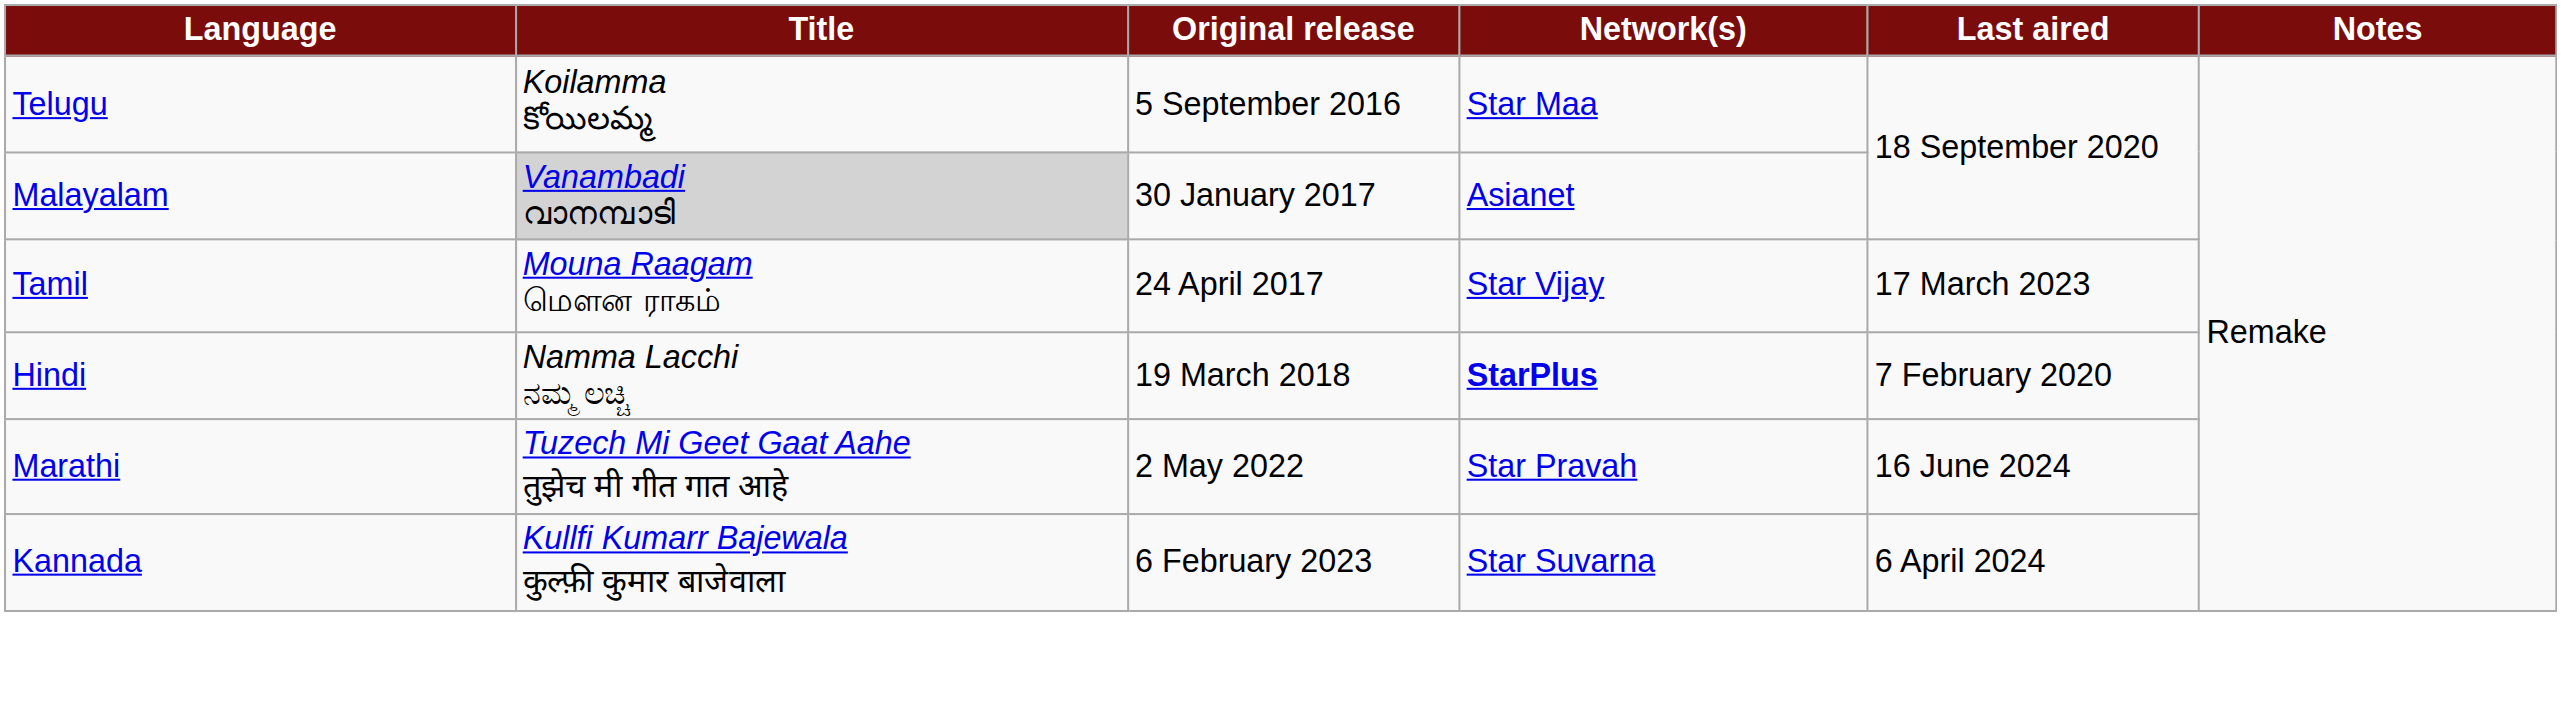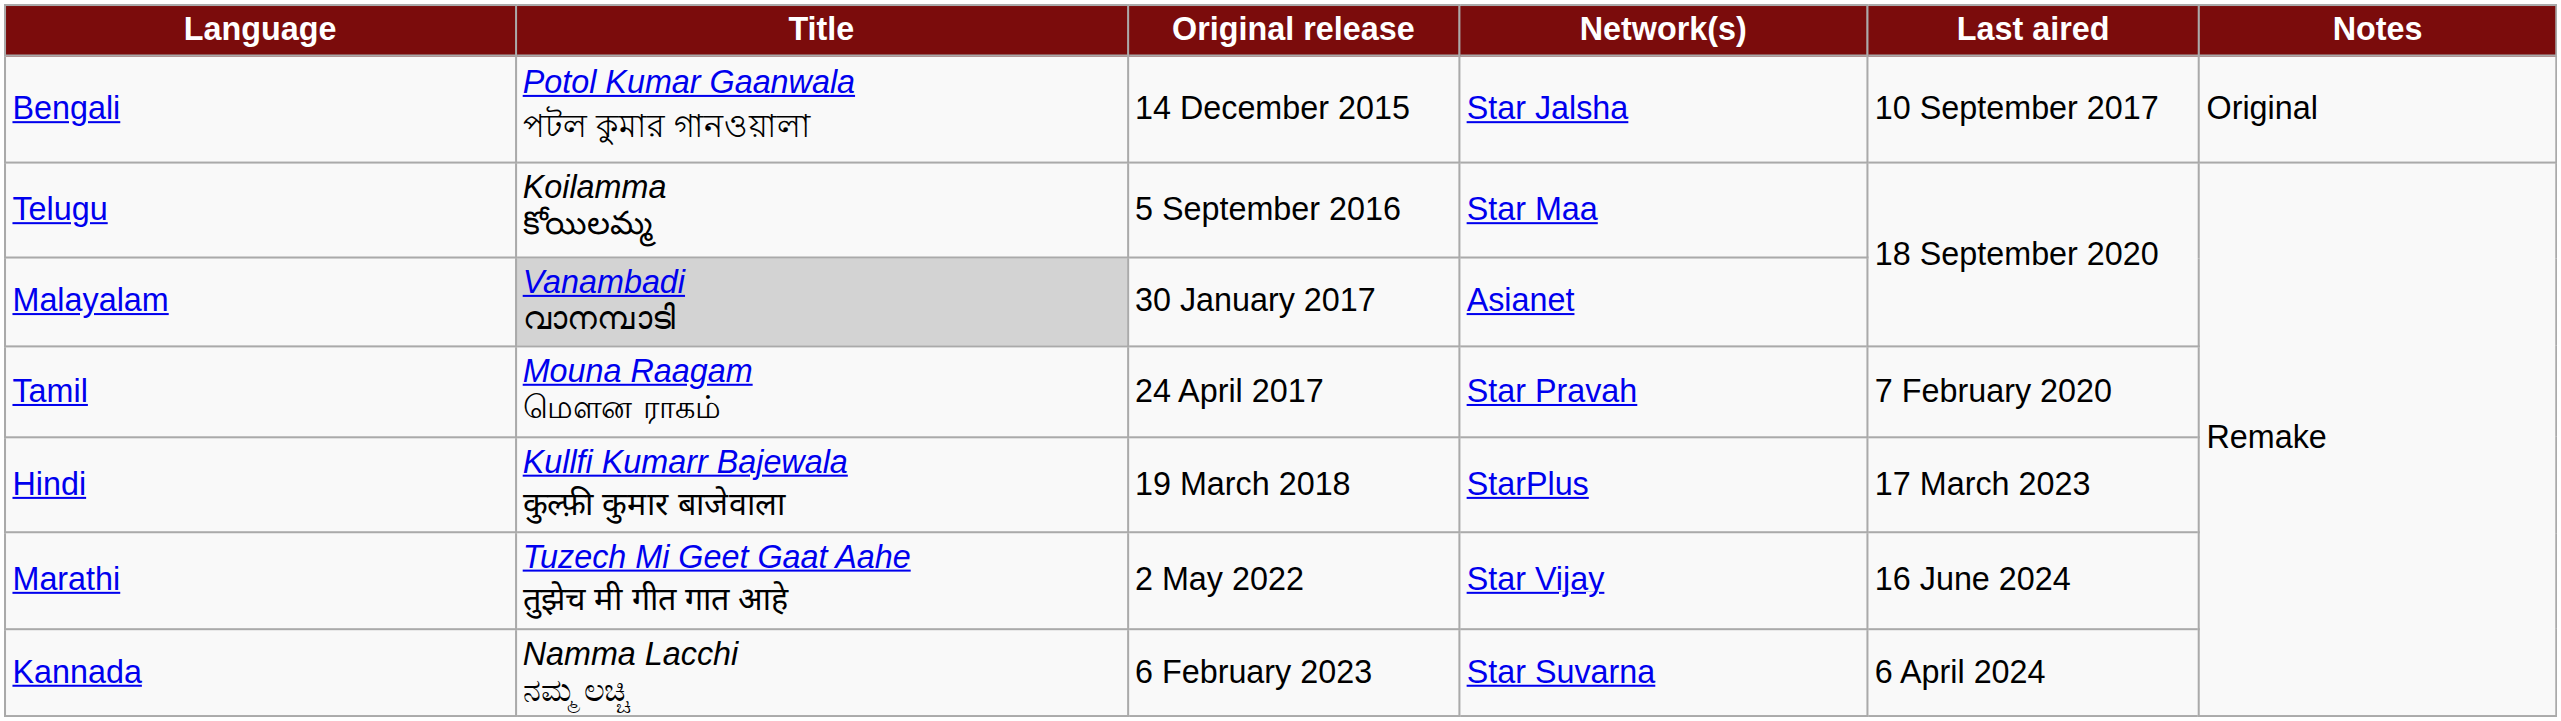+ row: (66, 108)
(1536, 284) Star Vijay -> (1552, 390) Star Pravah
(1983, 284) 17 March 2023 -> (1993, 390) 7 February 2020
(630, 374) Namma Lacchi ನಮ್ಮ ಲಚ್ಚಿ -> (685, 483) Kullfi Kumarr Bajewala कुल्फ़ी कुमार बाजेवाला
(1532, 374) bold -> (1528, 484) normal
(1993, 374) 7 February 2020 -> (1983, 484) 17 March 2023
(1552, 466) Star Pravah -> (1536, 580) Star Vijay
(685, 560) Kullfi Kumarr Bajewala कुल्फ़ी कुमार बाजेवाला -> (630, 671) Namma Lacchi ನಮ್ಮ ಲಚ್ಚಿ
